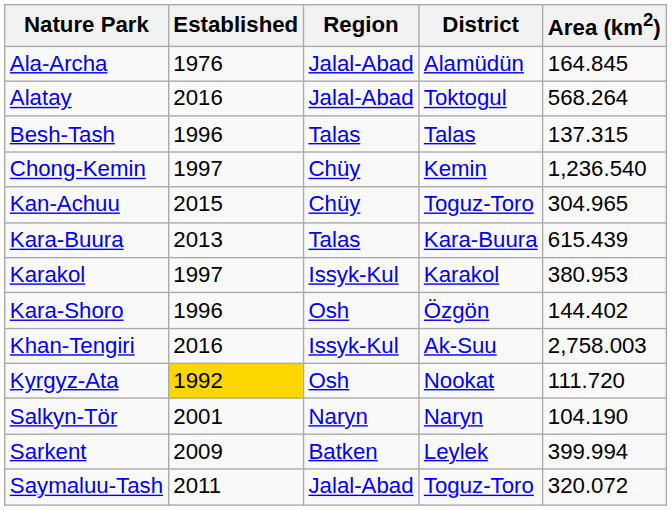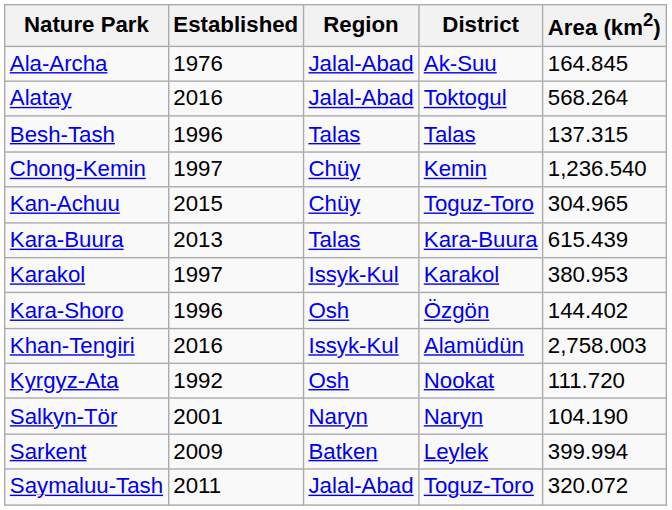(474, 63) Alamüdün -> (460, 63) Ak-Suu
(460, 345) Ak-Suu -> (474, 345) Alamüdün
(198, 380) gold background -> (198, 380) no background
